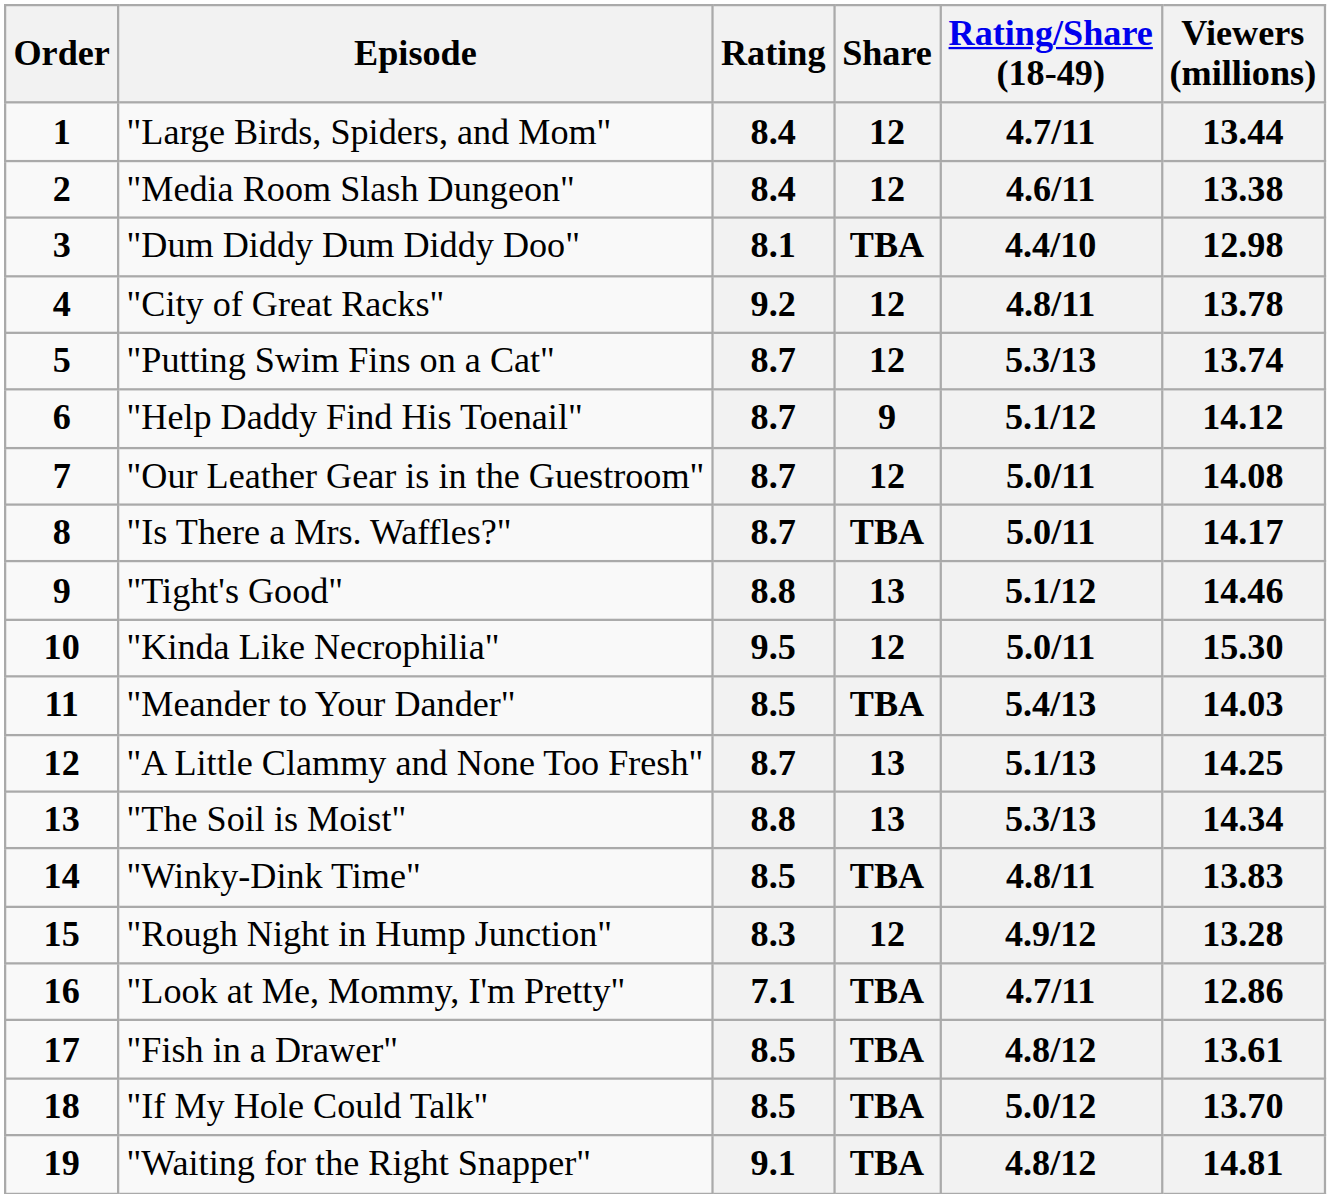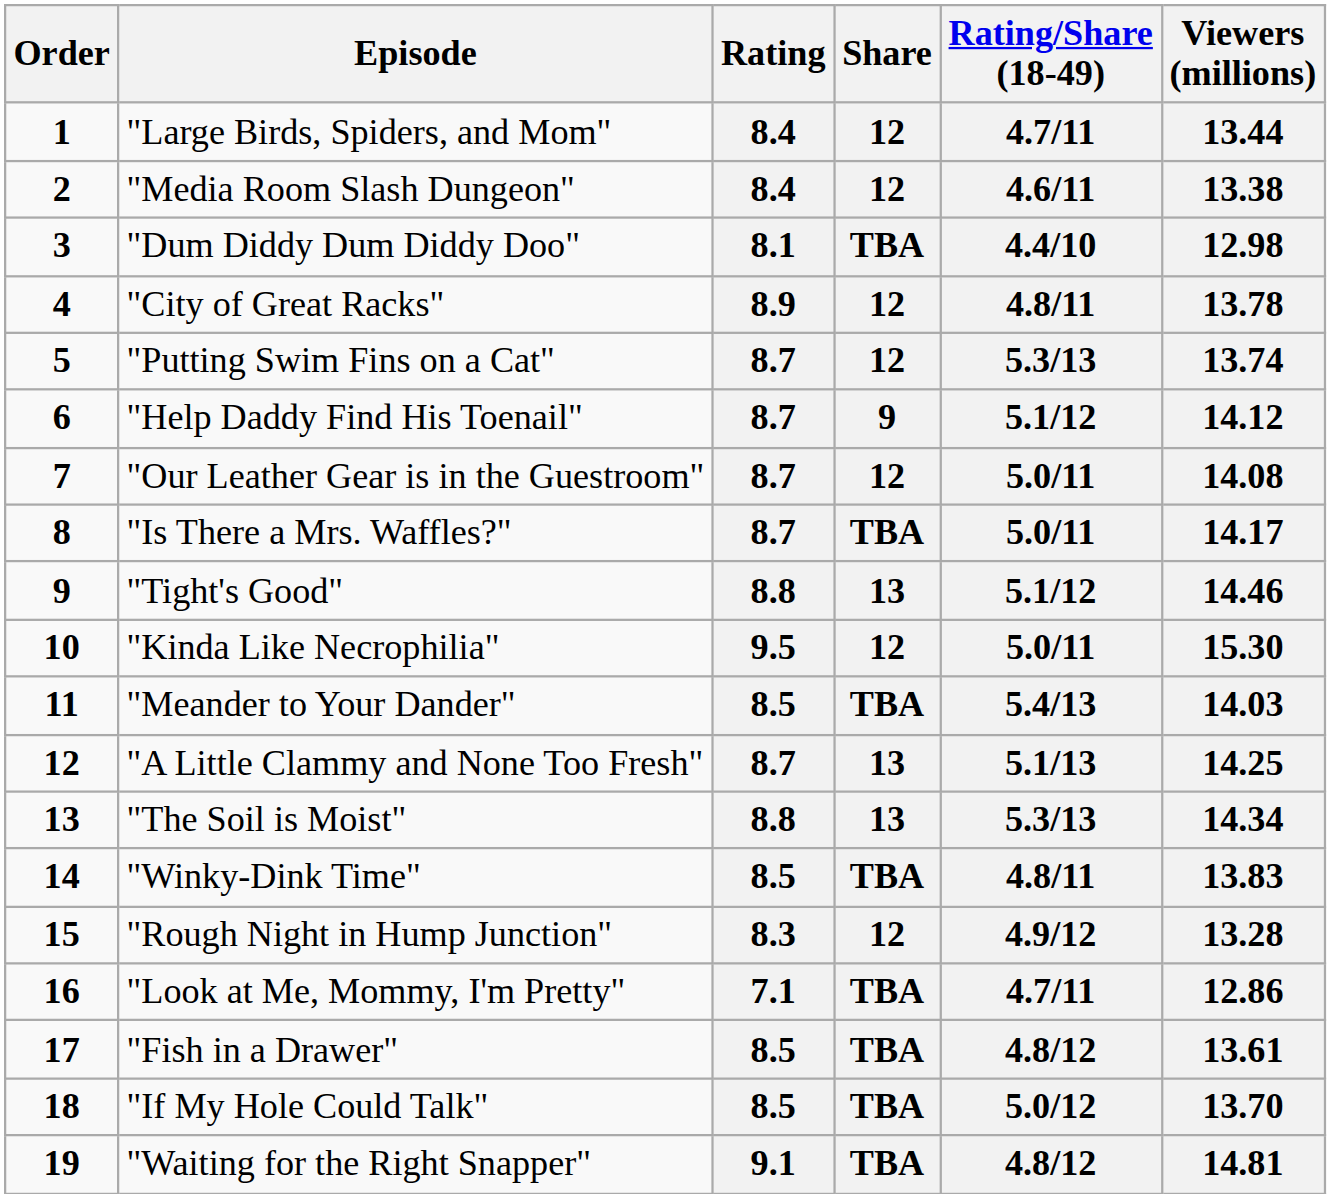(773, 303) 9.2 -> (773, 303) 8.9
